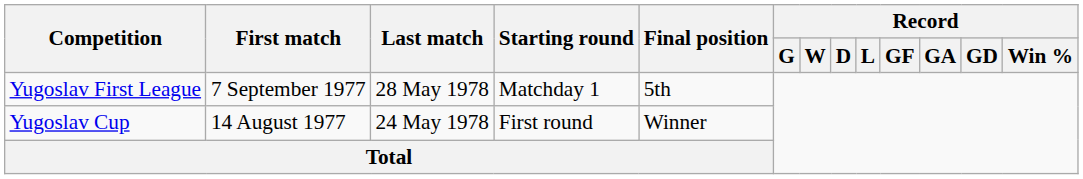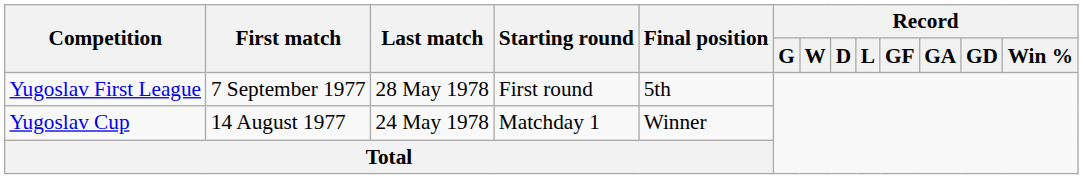(549, 88) Matchday 1 -> (546, 88) First round
(546, 122) First round -> (549, 122) Matchday 1
